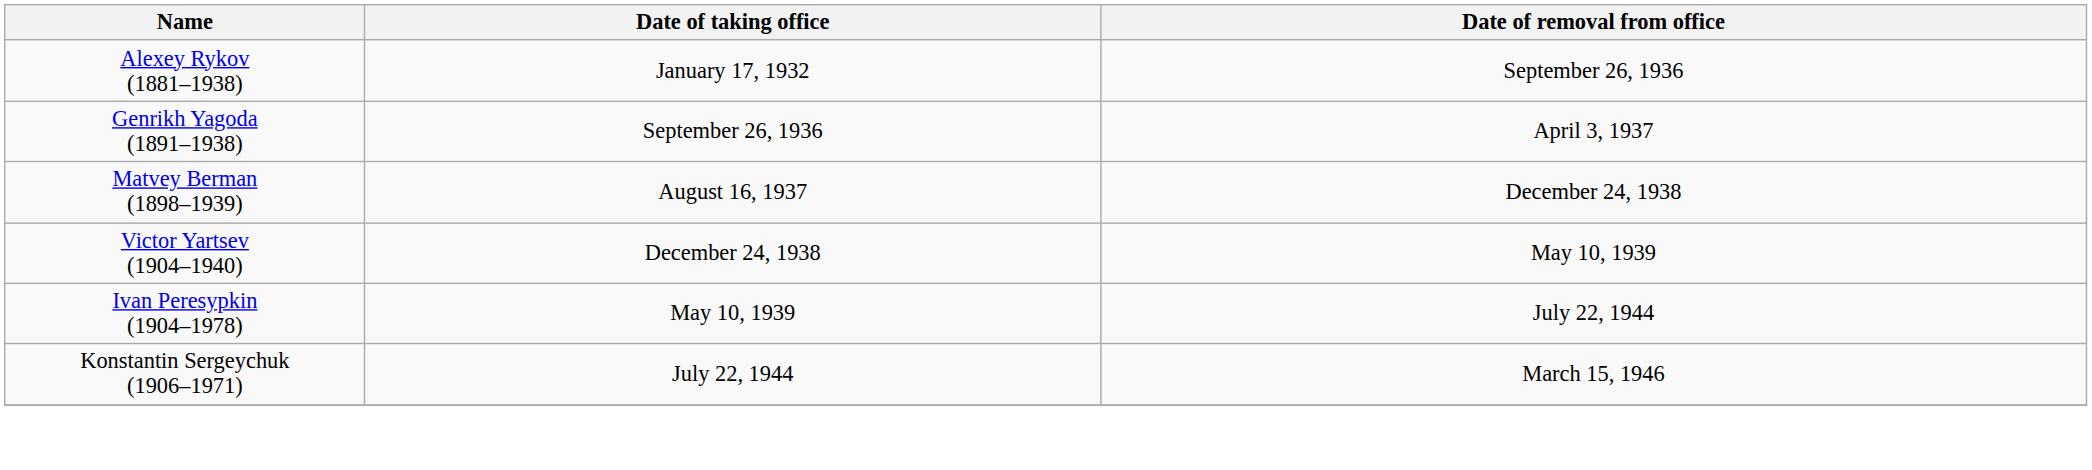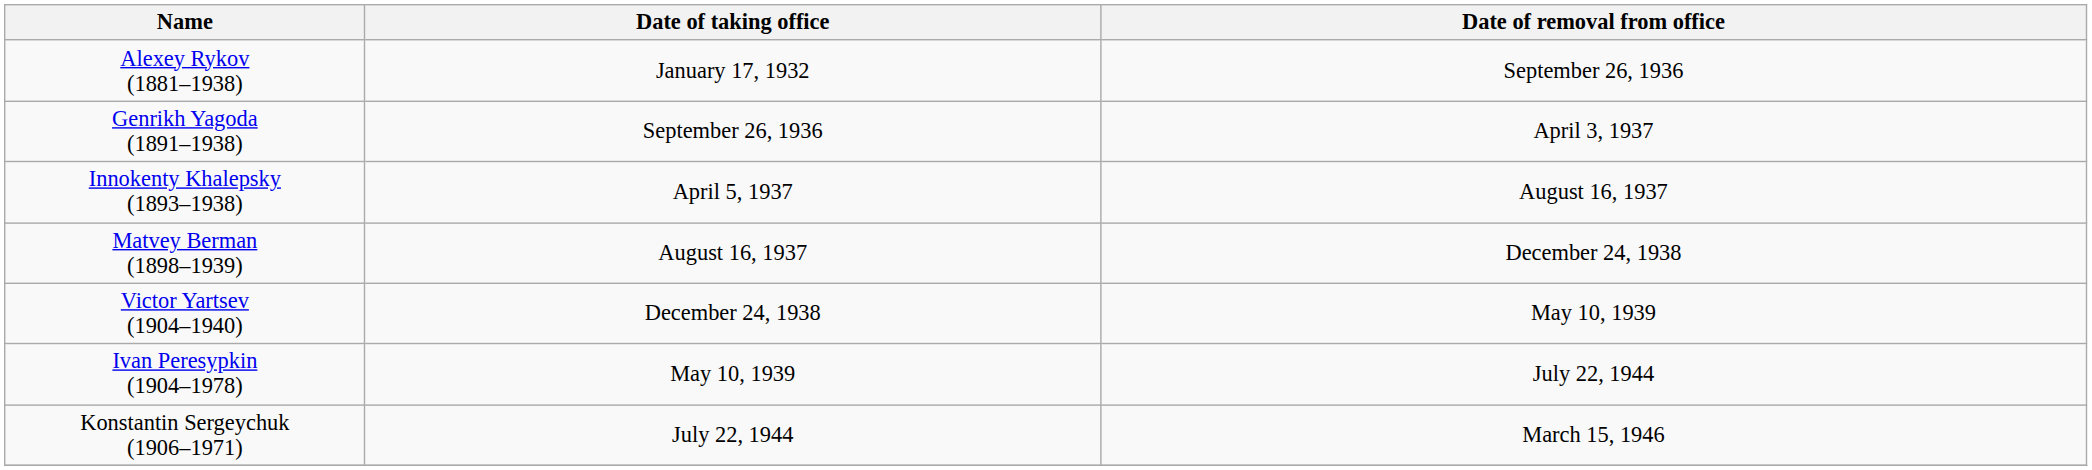+ row: (185, 191)
